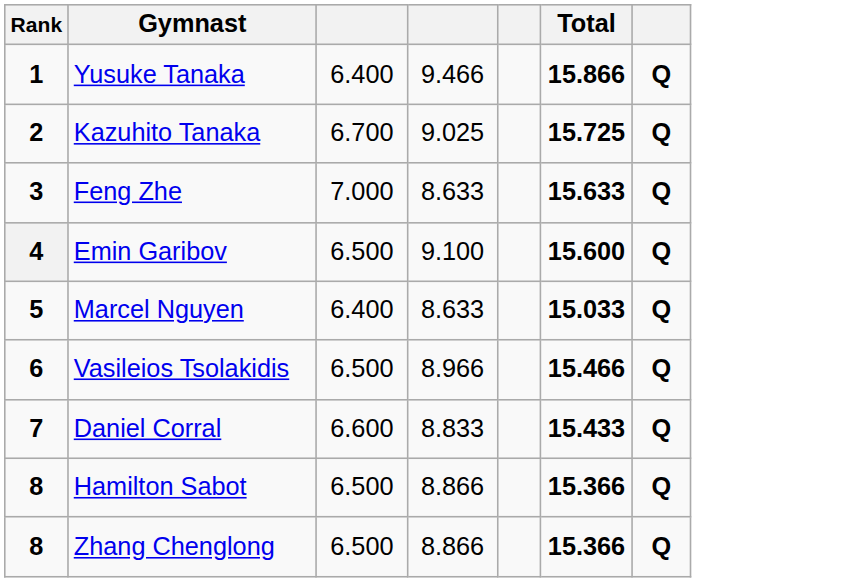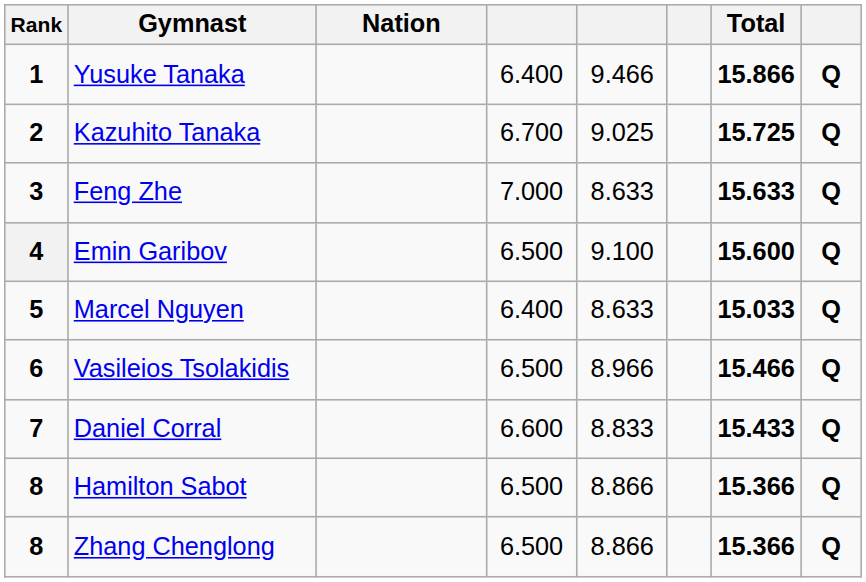+ column: (401, 24)
